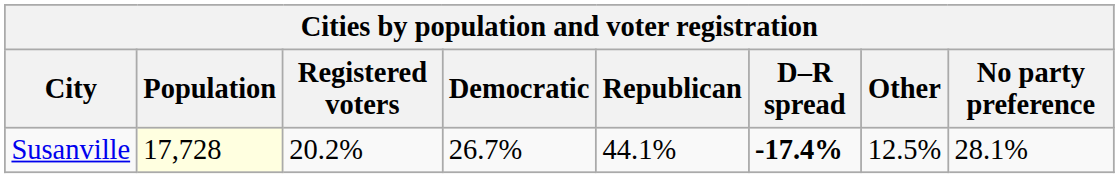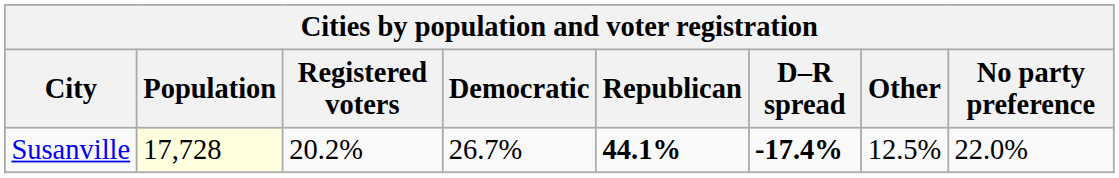(639, 149) normal -> (642, 149) bold
(991, 149) 28.1% -> (991, 149) 22.0%
